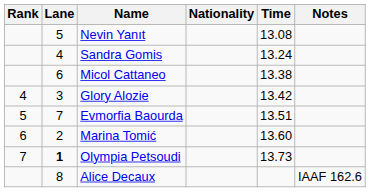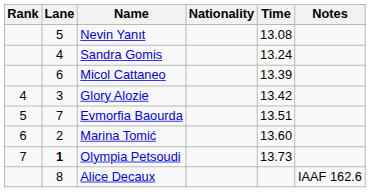(276, 75) 13.38 -> (276, 75) 13.39
